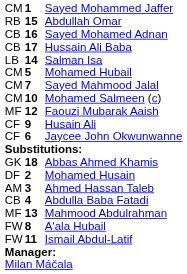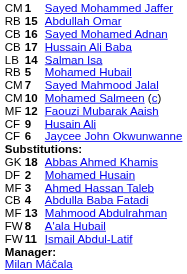(14, 72) CM -> (13, 72) RB
(13, 188) AM -> (13, 188) MF
